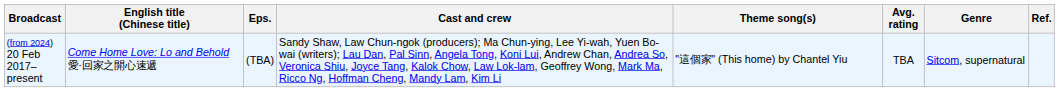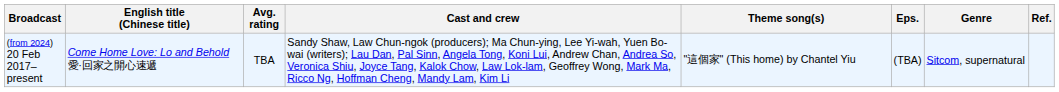columns swapped: (260, 19) <-> (903, 19)
